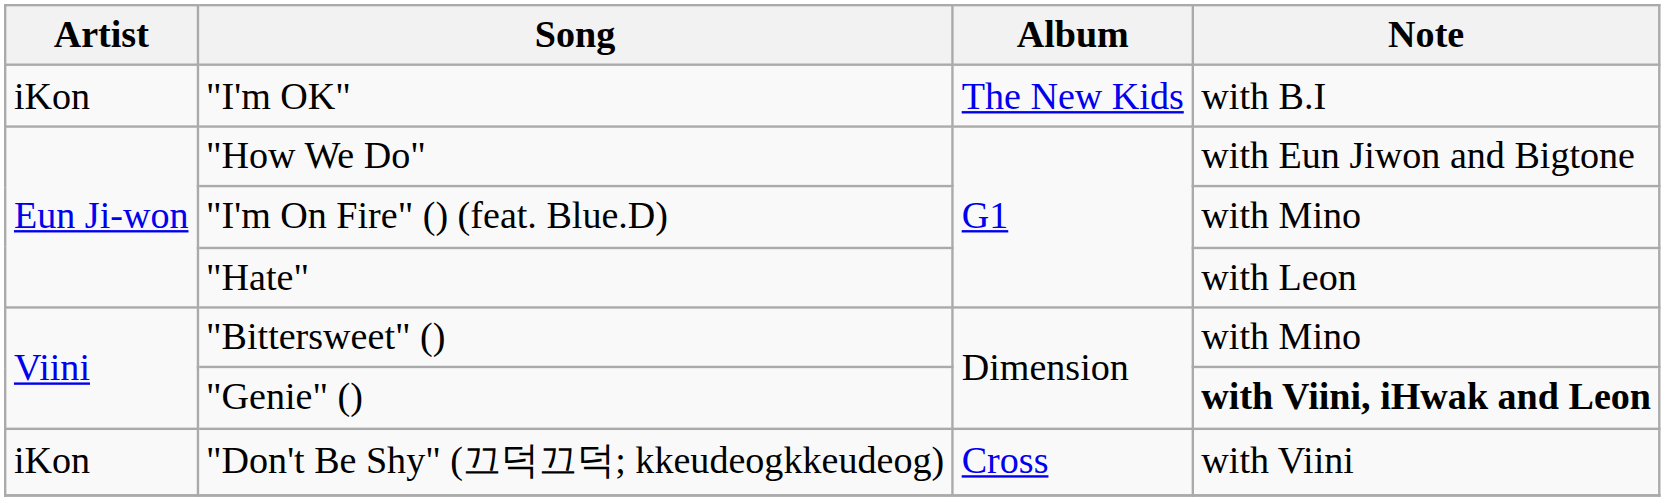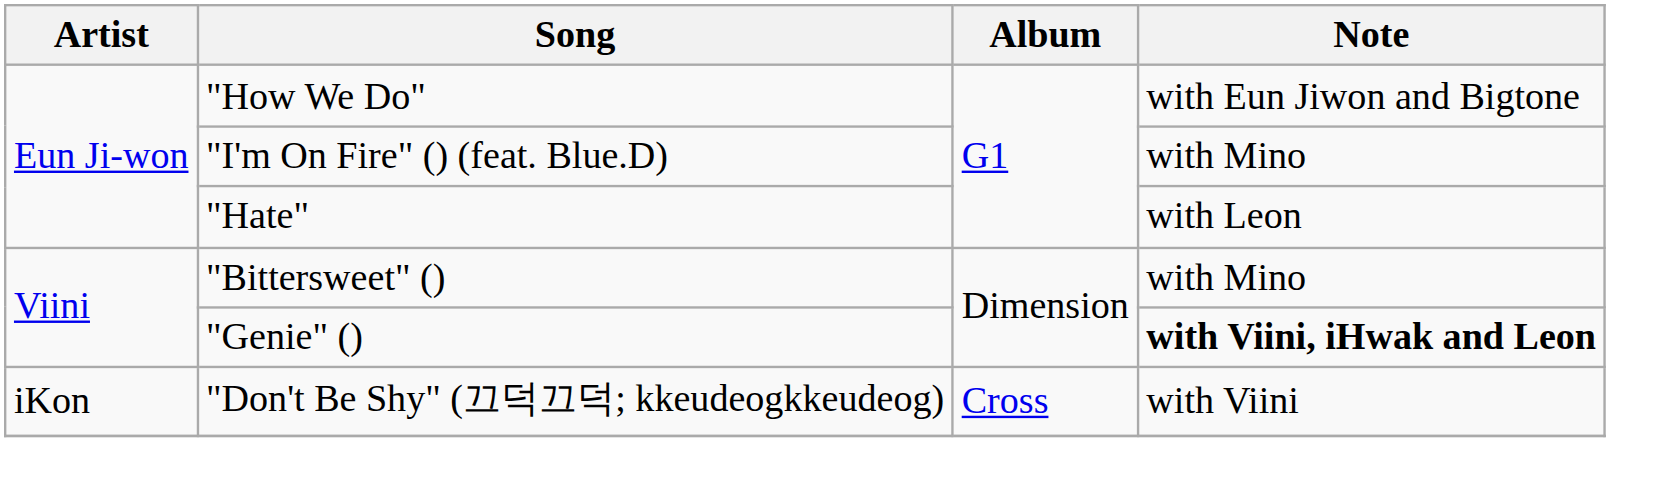- row: (278, 95)
